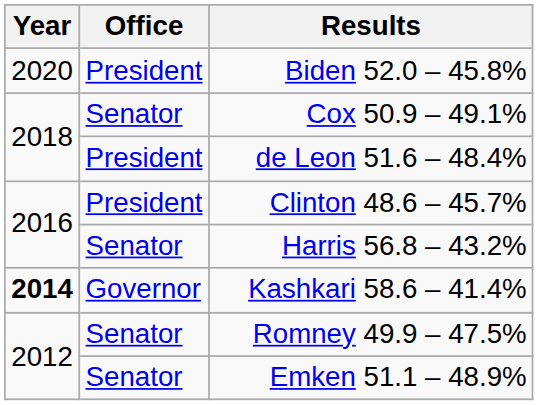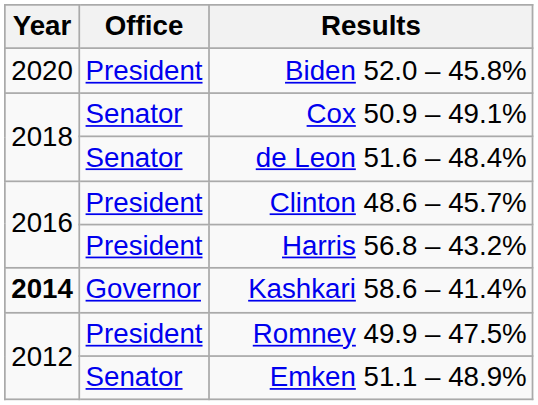(144, 158) President -> (134, 158) Senator
(134, 245) Senator -> (144, 245) President
(134, 333) Senator -> (144, 333) President
